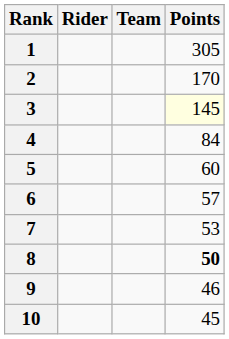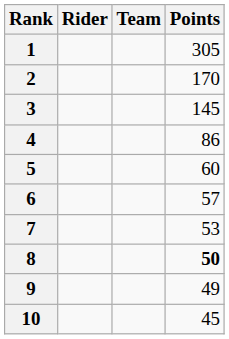(206, 109) lightyellow background -> (206, 109) no background
(211, 139) 84 -> (211, 139) 86
(211, 288) 46 -> (211, 288) 49
